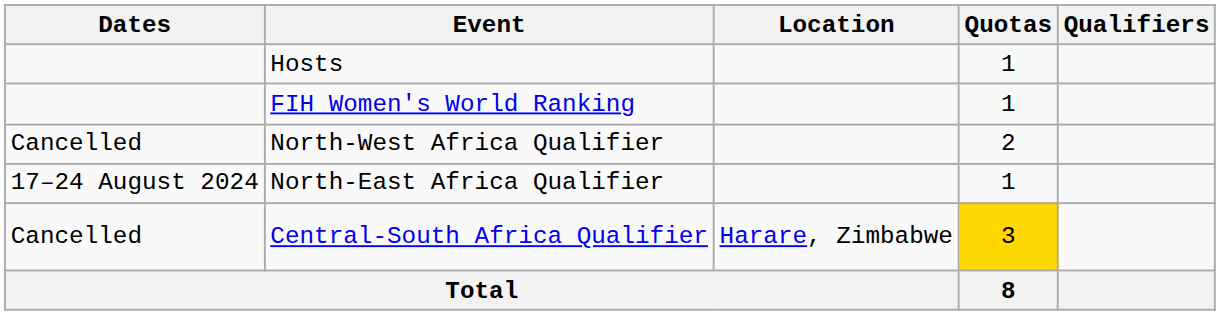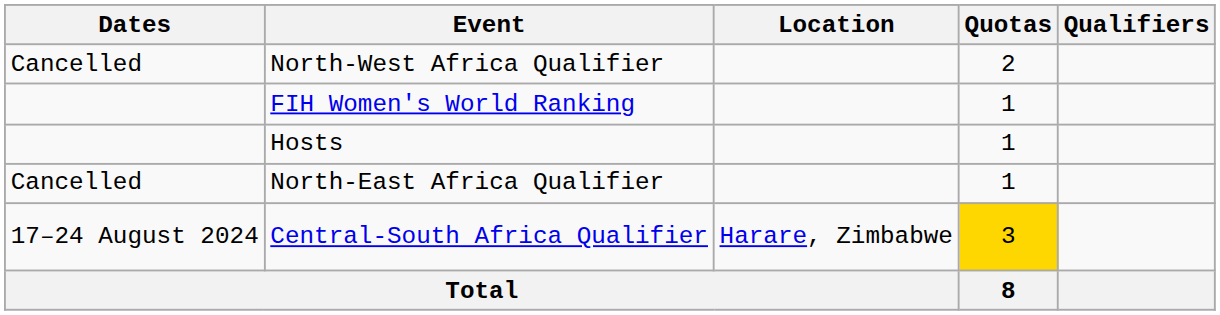rows swapped: (307, 64) <-> (467, 144)
(135, 183) 17–24 August 2024 -> (76, 183) Cancelled
(76, 237) Cancelled -> (135, 237) 17–24 August 2024
